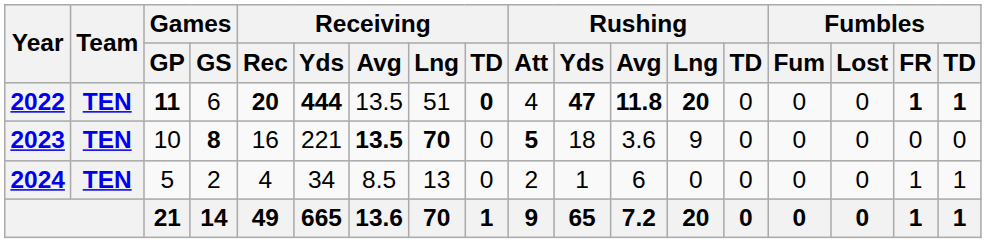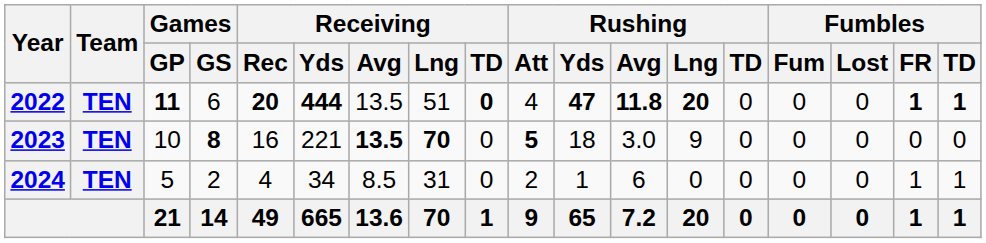(639, 140) 3.6 -> (639, 140) 3.0
(437, 179) 13 -> (437, 179) 31
